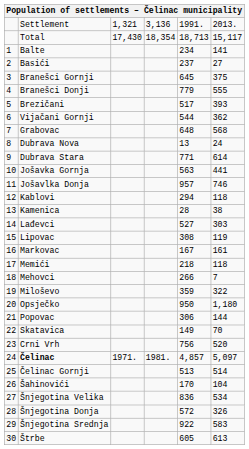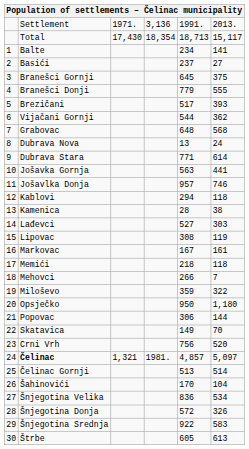(125, 24) 1,321 -> (125, 24) 1971.
(125, 358) 1971. -> (125, 358) 1,321
